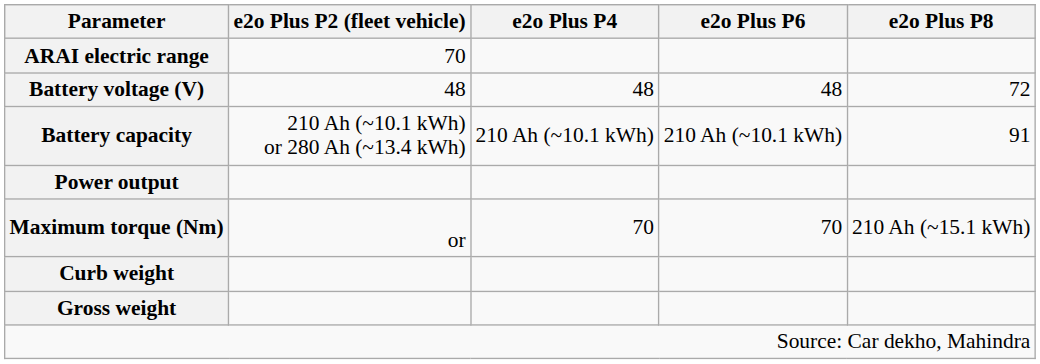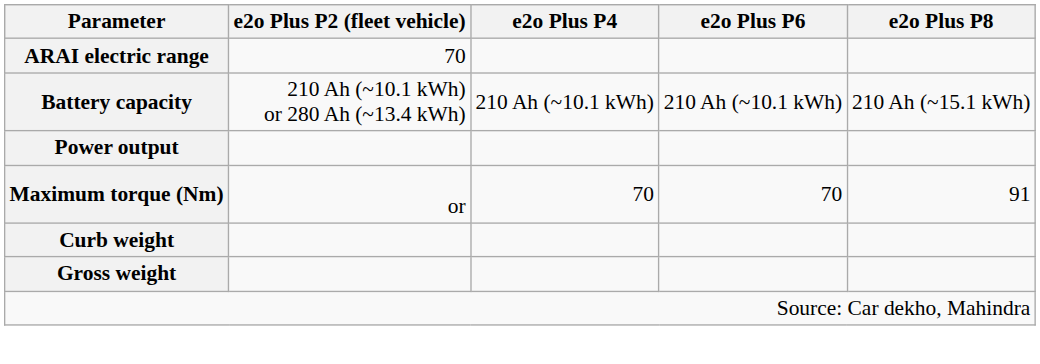- row: (117, 89)
(1020, 135) 91 -> (941, 101) 210 Ah (~15.1 kWh)
(941, 227) 210 Ah (~15.1 kWh) -> (1020, 193) 91
